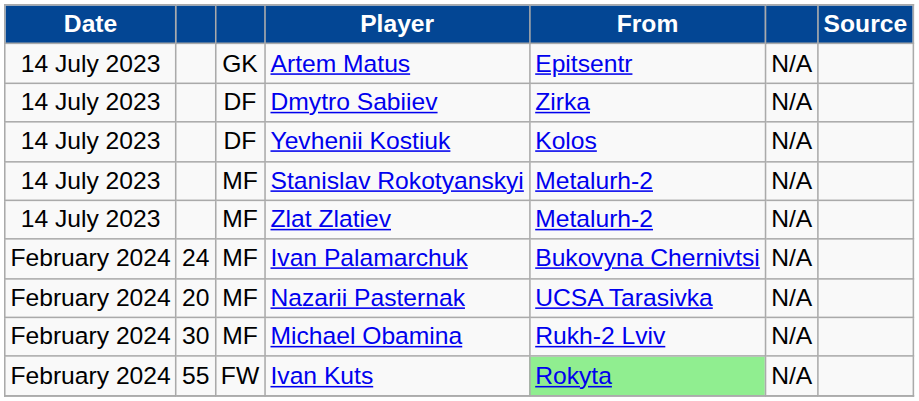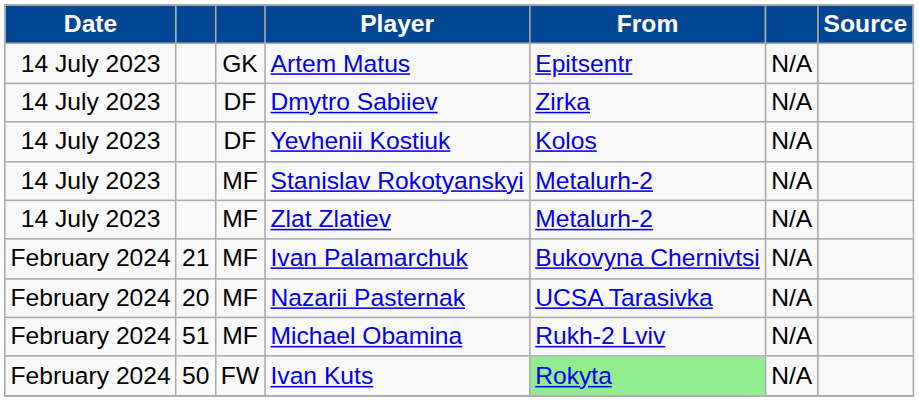(196, 258) 24 -> (196, 258) 21
(196, 336) 30 -> (196, 336) 51
(196, 375) 55 -> (196, 375) 50
